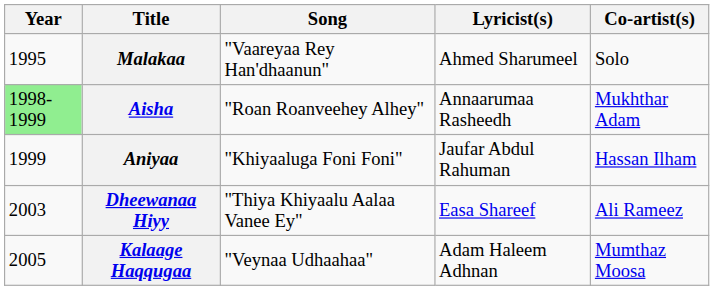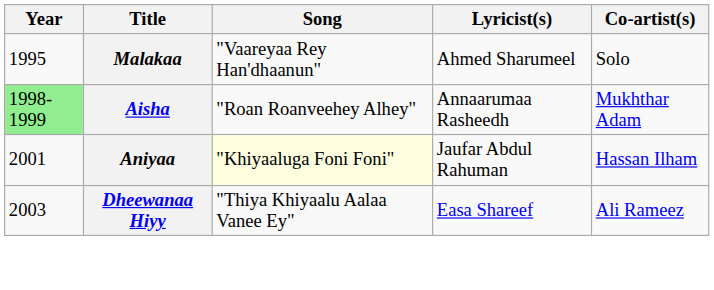(27, 159) 1999 -> (27, 159) 2001
(314, 159) no background -> (305, 159) lightyellow background
- row: (151, 260)
